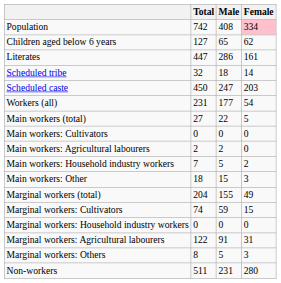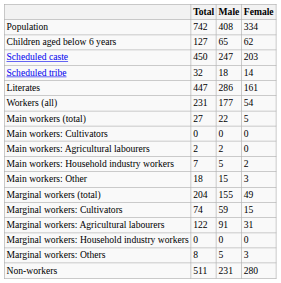(251, 27) pink background -> (251, 27) no background
rows swapped: (37, 88) <-> (23, 57)
rows swapped: (85, 240) <-> (98, 225)
